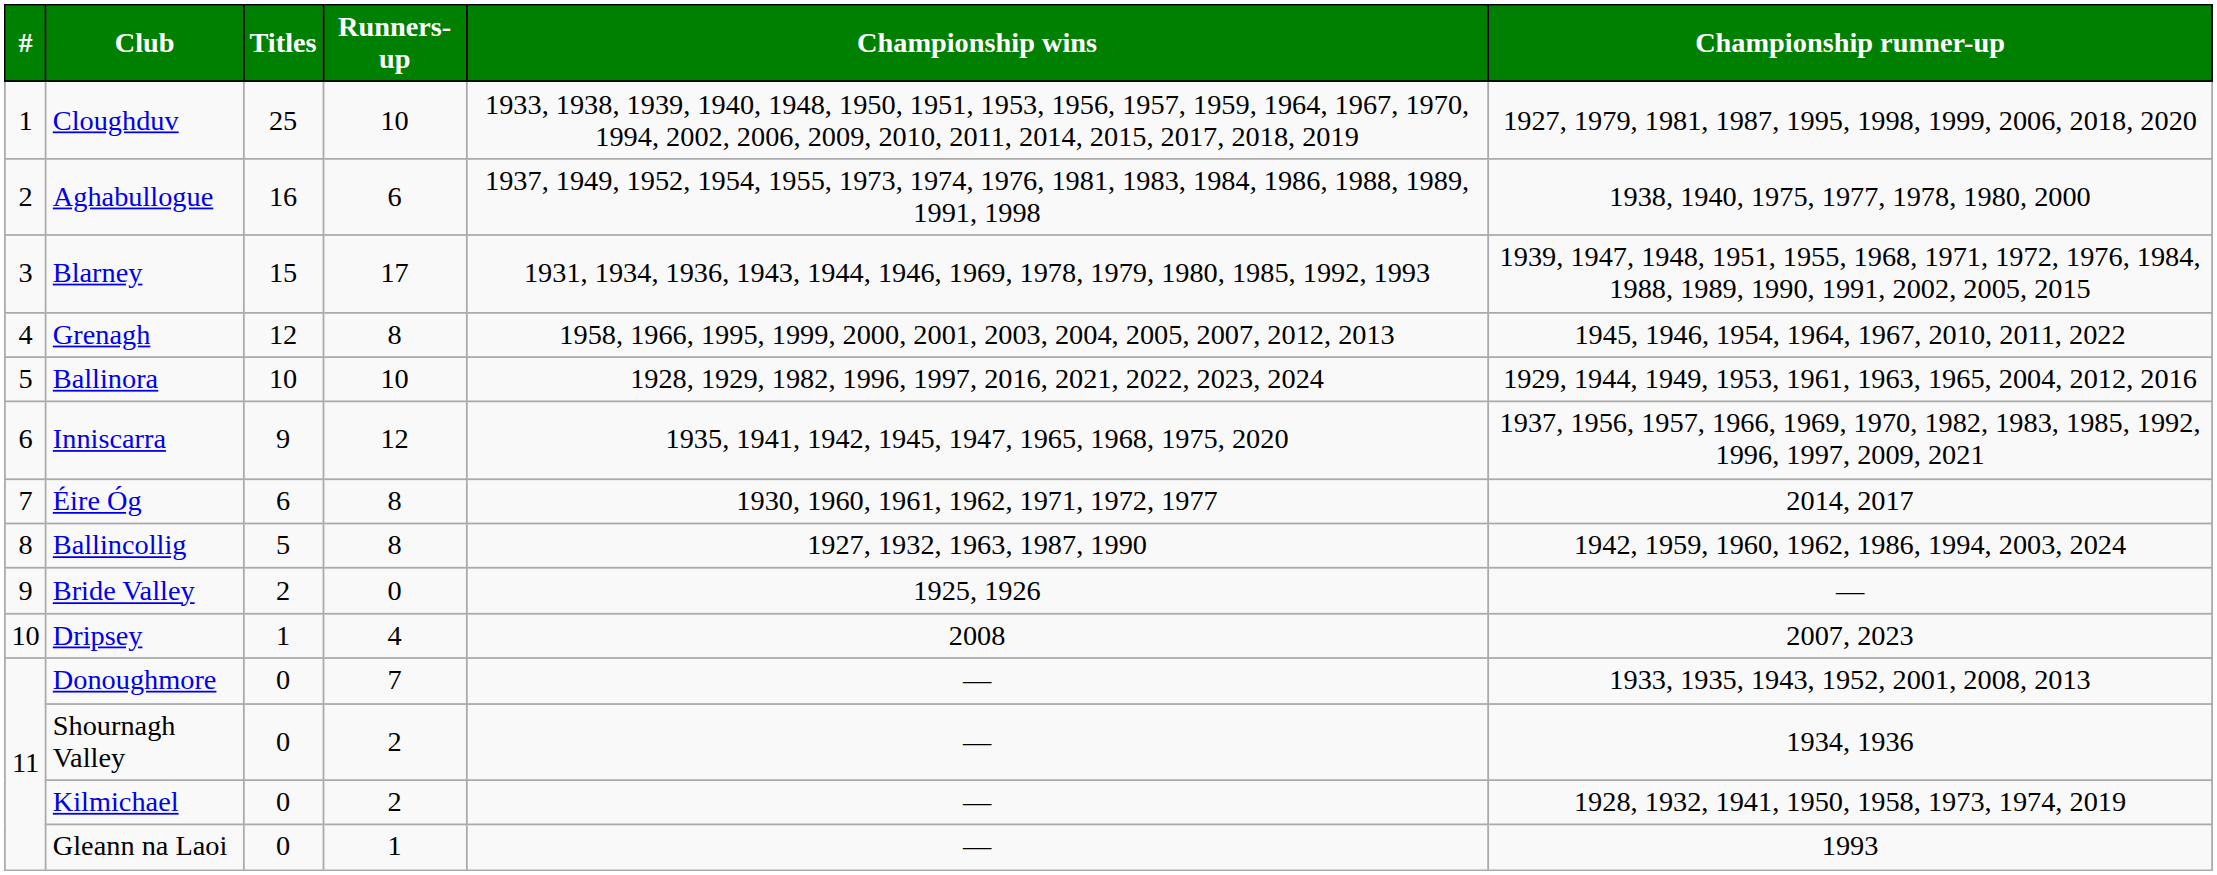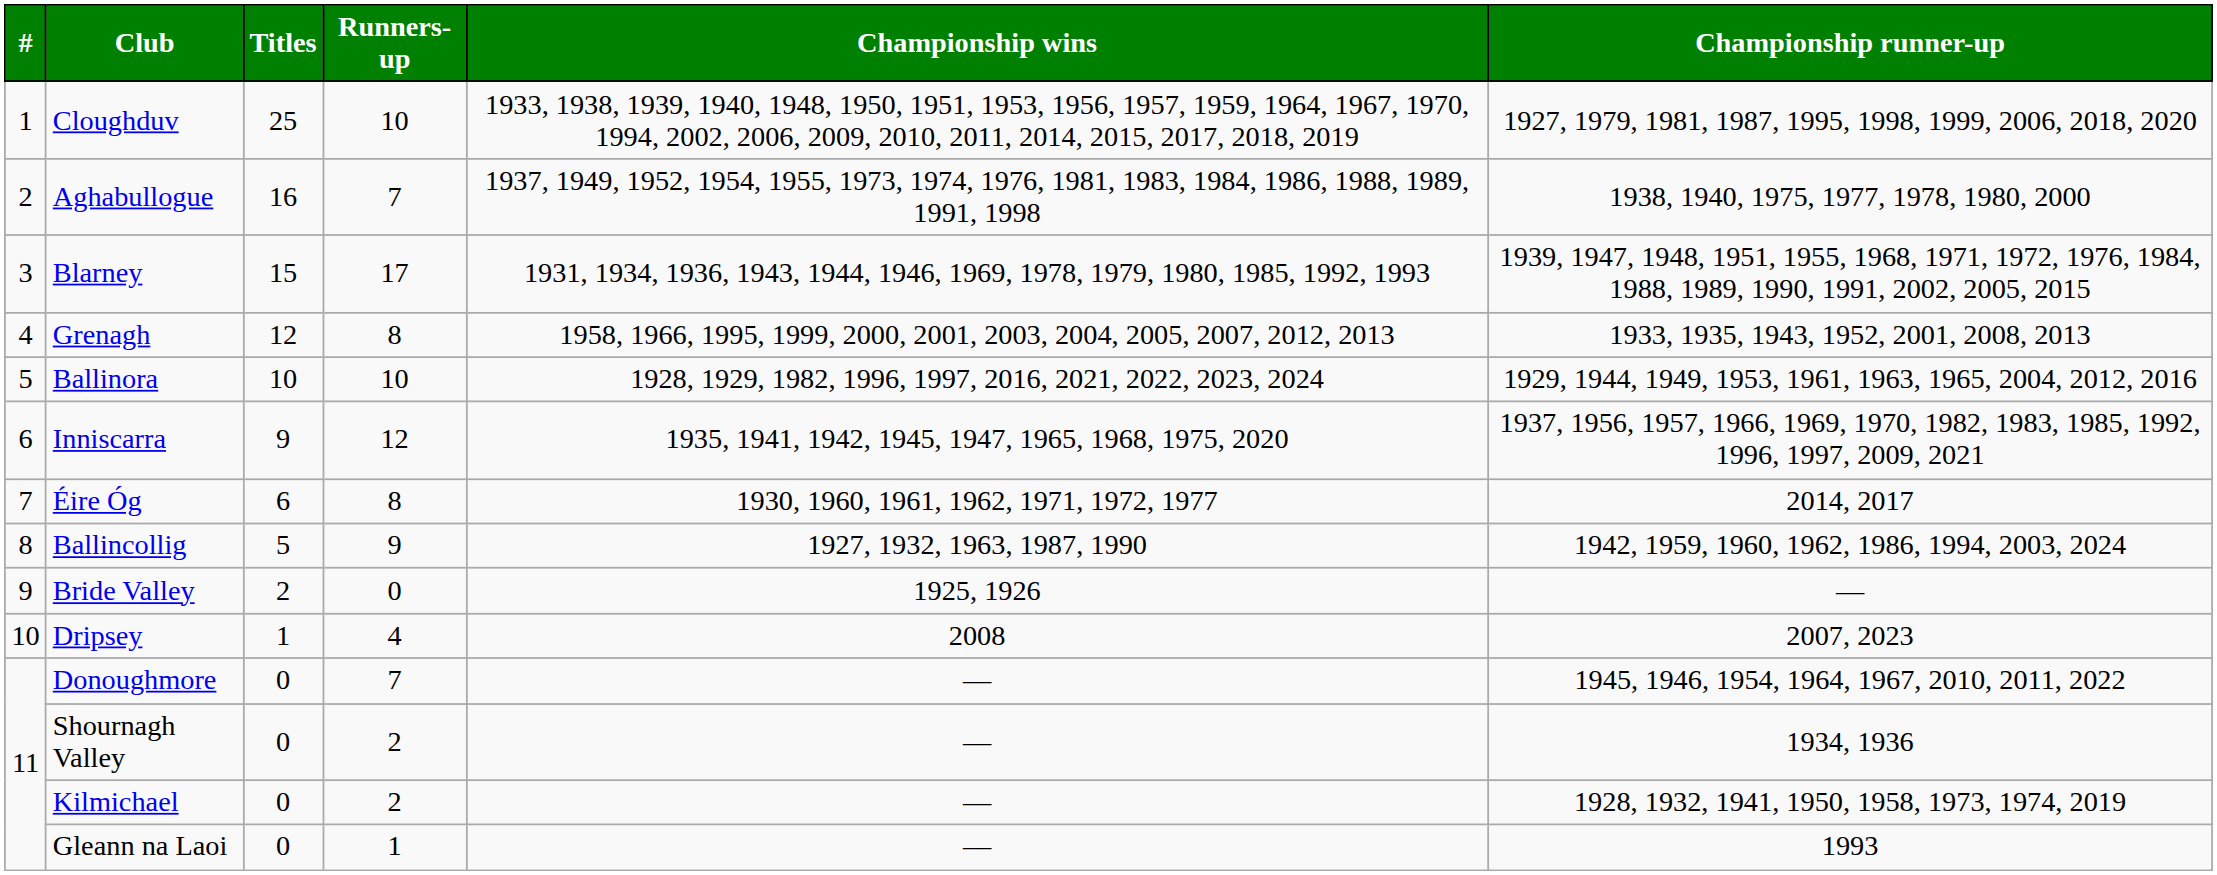(395, 196) 6 -> (395, 196) 7
(1850, 334) 1945, 1946, 1954, 1964, 1967, 2010, 2011, 2022 -> (1850, 334) 1933, 1935, 1943, 1952, 2001, 2008, 2013
(395, 545) 8 -> (395, 545) 9
(1850, 680) 1933, 1935, 1943, 1952, 2001, 2008, 2013 -> (1850, 680) 1945, 1946, 1954, 1964, 1967, 2010, 2011, 2022
